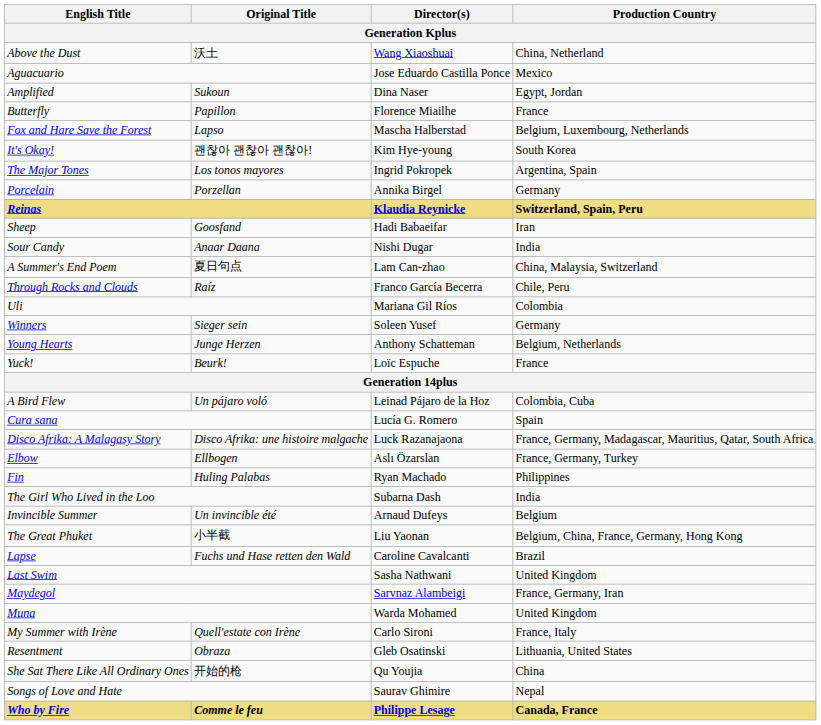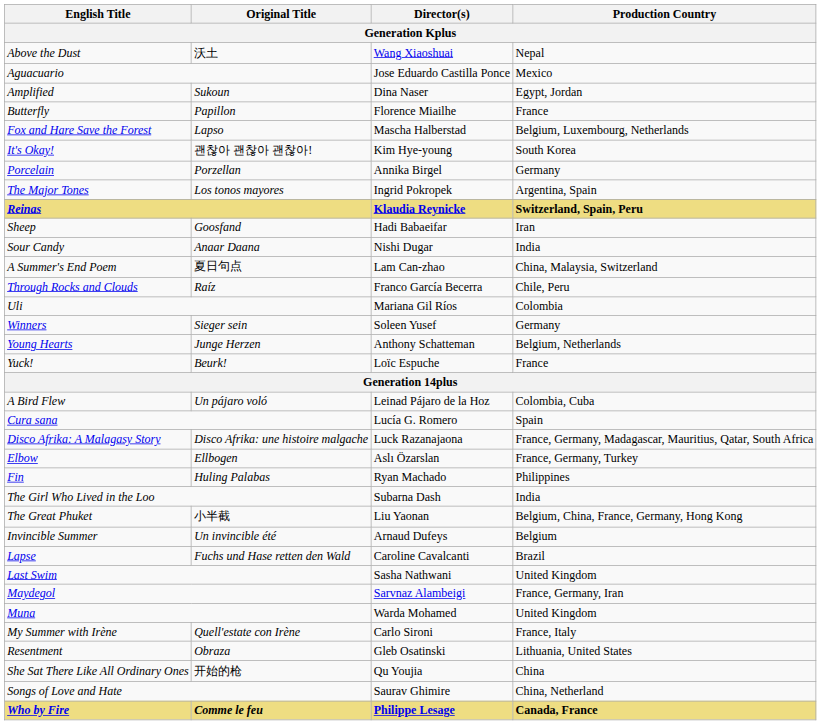(560, 53) China, Netherland -> (530, 53) Nepal
rows swapped: (48, 170) <-> (31, 189)
rows swapped: (50, 535) <-> (52, 515)
(530, 691) Nepal -> (560, 691) China, Netherland
